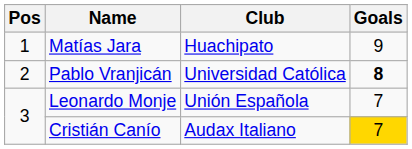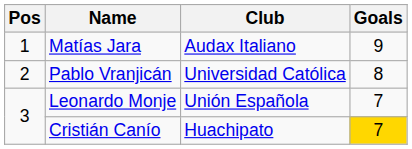(229, 46) Huachipato -> (240, 46) Audax Italiano
(378, 74) bold -> (378, 74) normal
(240, 130) Audax Italiano -> (229, 130) Huachipato
